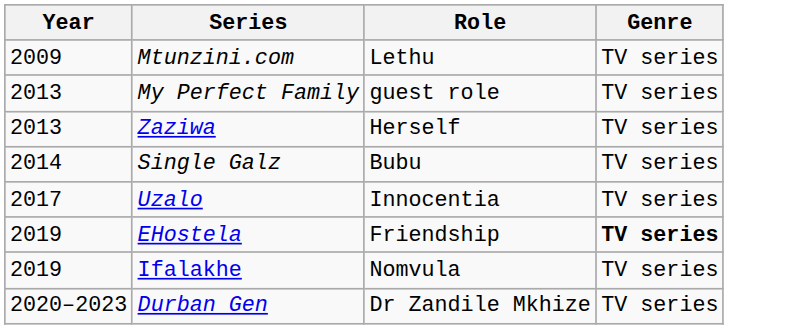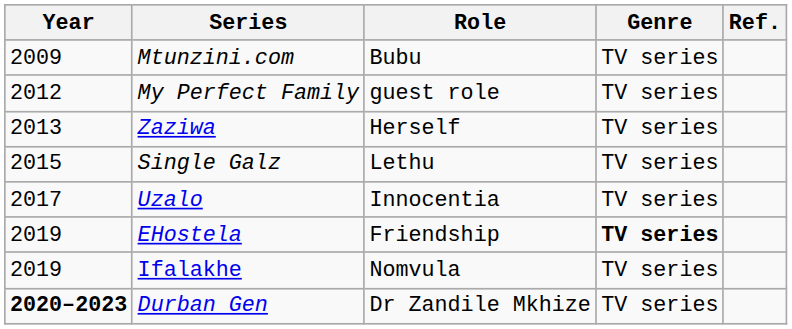+ column: (755, 23)
(402, 58) Lethu -> (395, 58) Bubu
(36, 93) 2013 -> (36, 93) 2012
(36, 164) 2014 -> (36, 164) 2015
(395, 164) Bubu -> (402, 164) Lethu
(69, 306) normal -> (69, 306) bold
